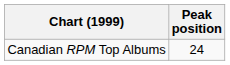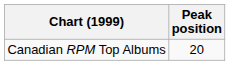(197, 49) 24 -> (197, 49) 20
